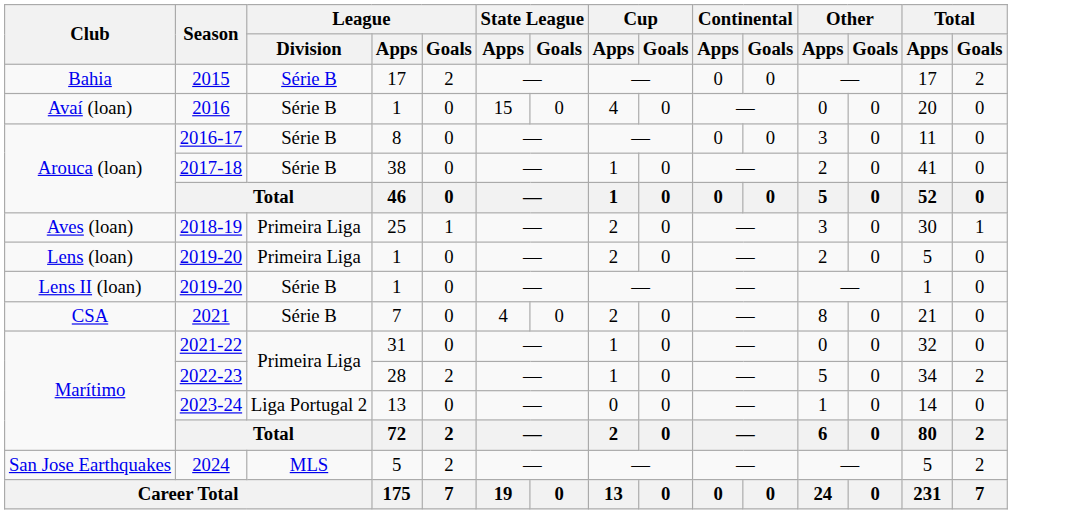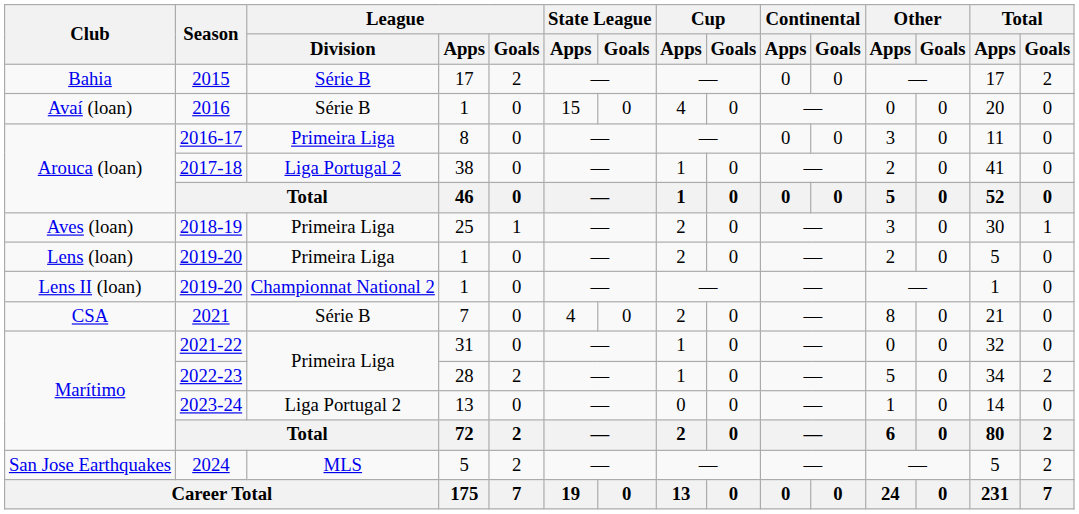(309, 138) Série B -> (343, 138) Primeira Liga
(309, 167) Série B -> (343, 167) Liga Portugal 2
(309, 286) Série B -> (343, 286) Championnat National 2
